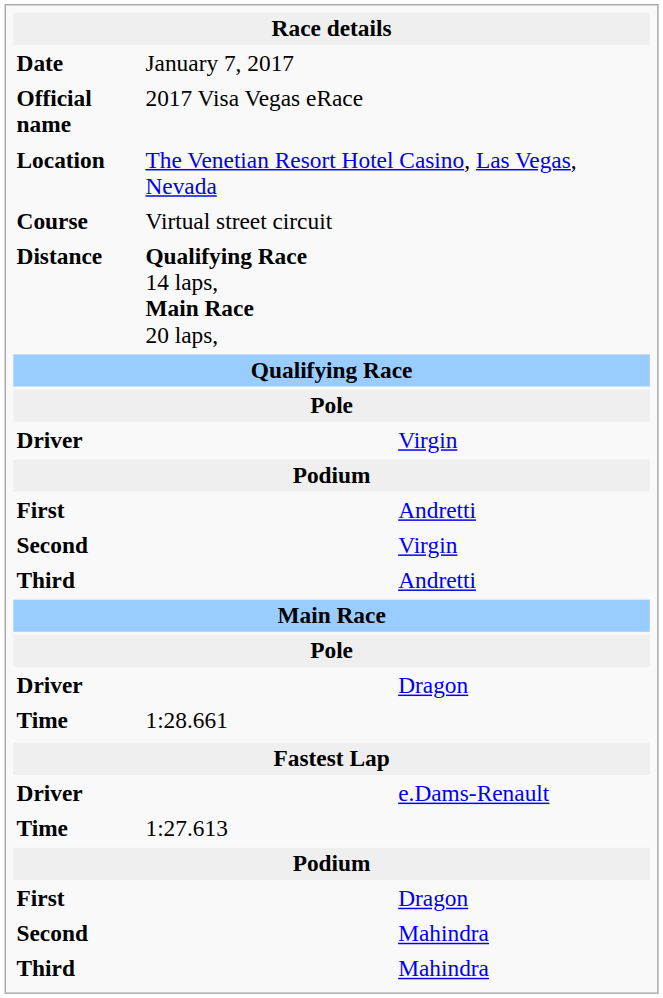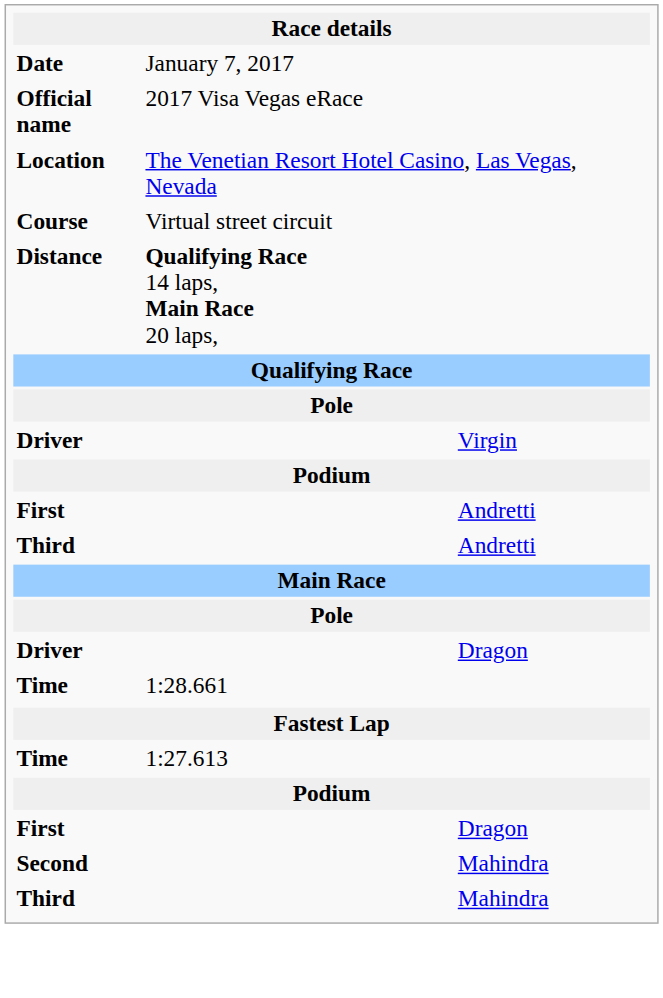- row: (52, 545)
- row: (50, 793)
